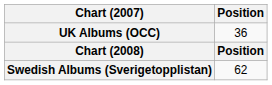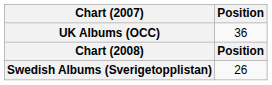(241, 70) 62 -> (241, 70) 26
